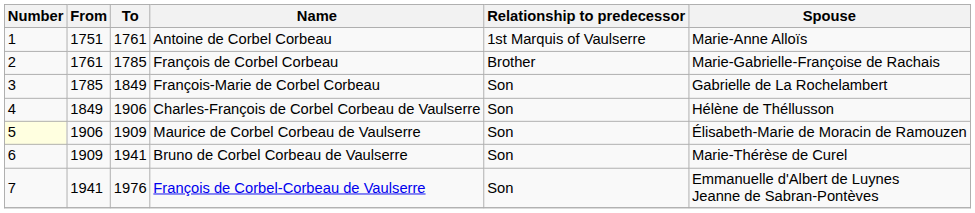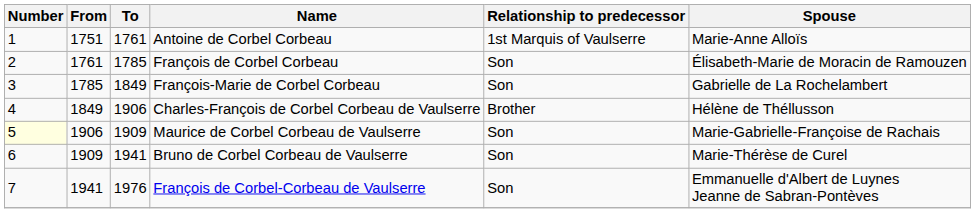(511, 62) Brother -> (500, 62) Son
(816, 62) Marie-Gabrielle-Françoise de Rachais -> (829, 62) Élisabeth-Marie de Moracin de Ramouzen
(500, 109) Son -> (511, 109) Brother
(829, 132) Élisabeth-Marie de Moracin de Ramouzen -> (816, 132) Marie-Gabrielle-Françoise de Rachais
